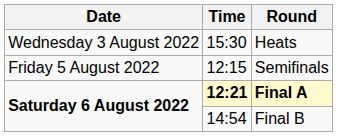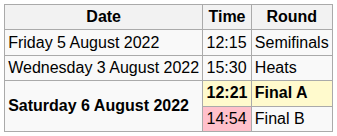rows swapped: (276, 42) <-> (292, 67)
(227, 118) no background -> (227, 118) pink background
